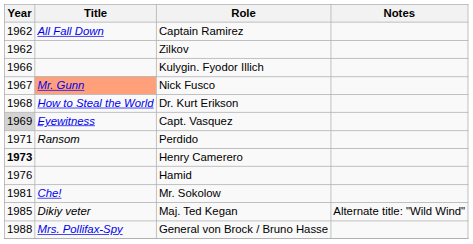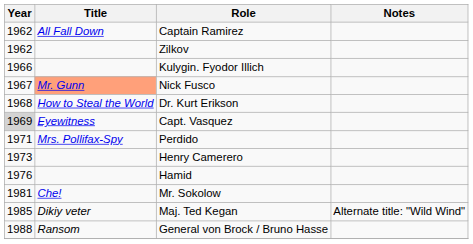(59, 139) Ransom -> (80, 139) Mrs. Pollifax-Spy
(20, 157) bold -> (20, 157) normal
(80, 229) Mrs. Pollifax-Spy -> (59, 229) Ransom
